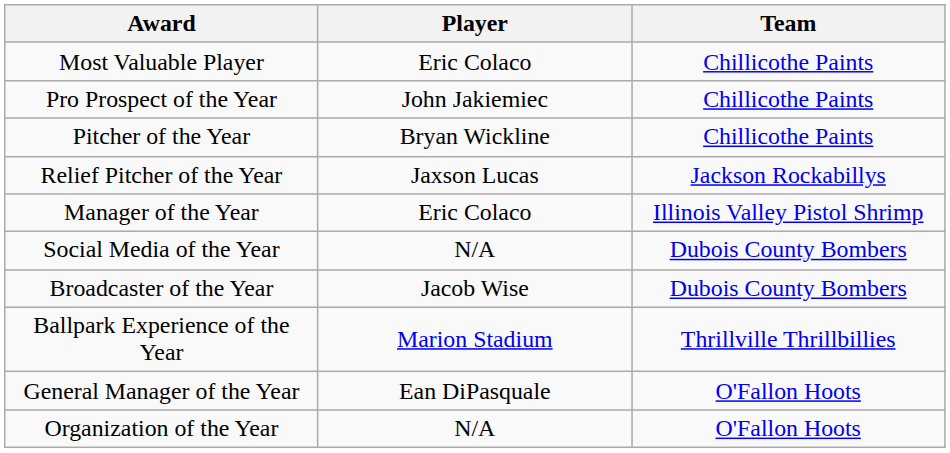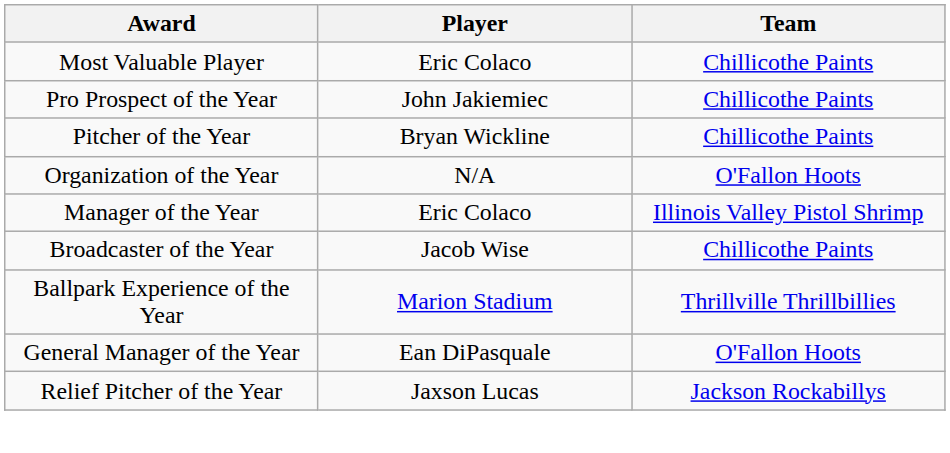rows swapped: (161, 174) <-> (161, 428)
- row: (161, 250)
(788, 288) Dubois County Bombers -> (788, 250) Chillicothe Paints
